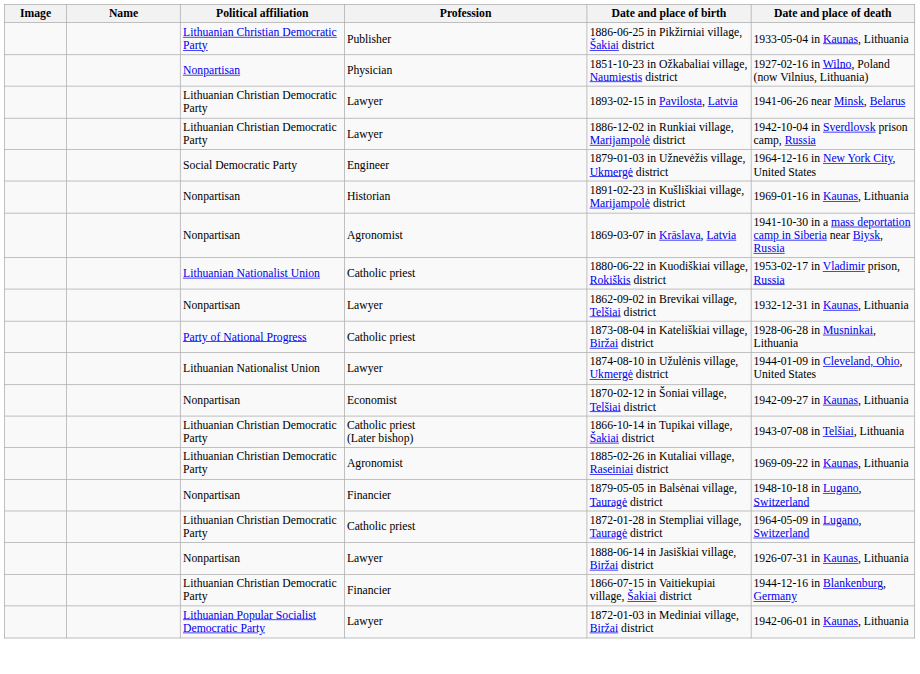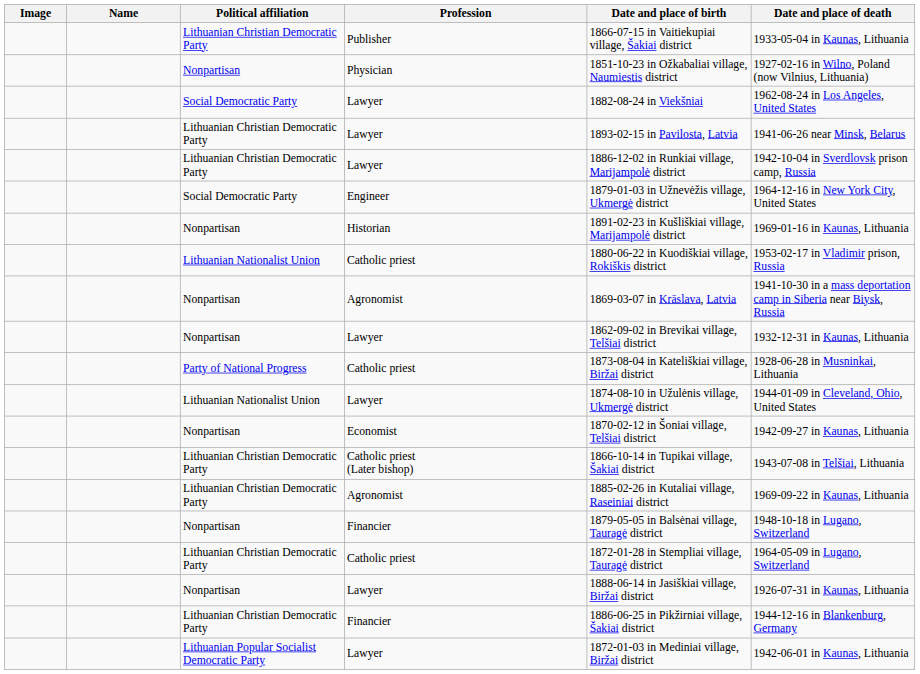(666, 38) 1886-06-25 in Pikžirniai village, Šakiai district -> (652, 38) 1866-07-15 in Vaitiekupiai village, Šakiai district
+ row: (240, 102)
rows swapped: (212, 235) <-> (251, 273)
(652, 590) 1866-07-15 in Vaitiekupiai village, Šakiai district -> (666, 621) 1886-06-25 in Pikžirniai village, Šakiai district
